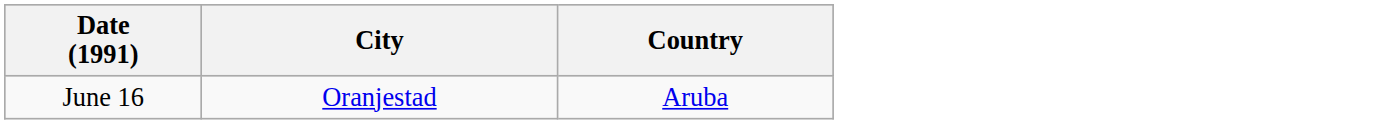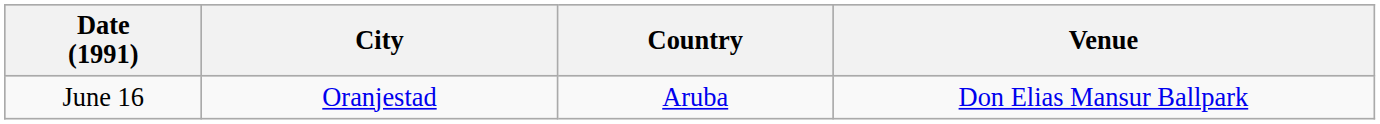+ column: (1103, 40)
